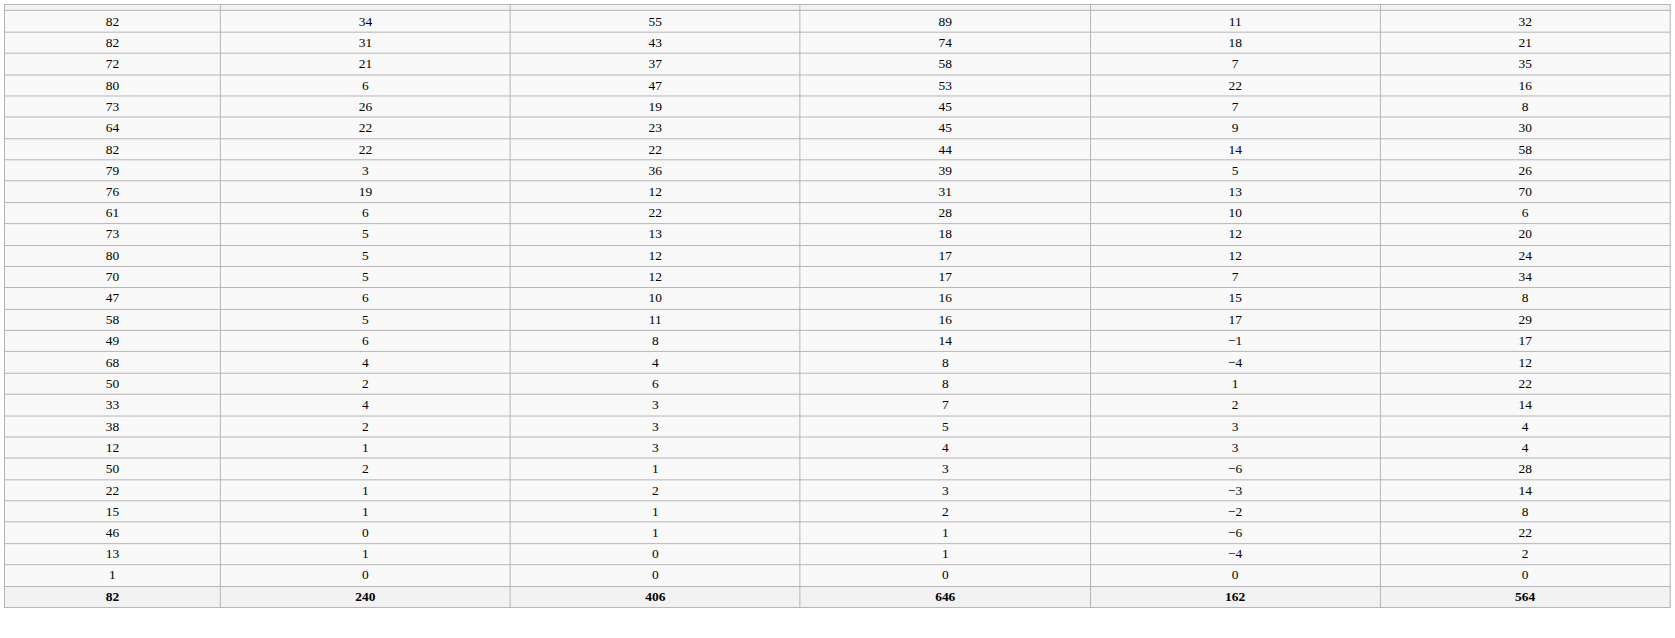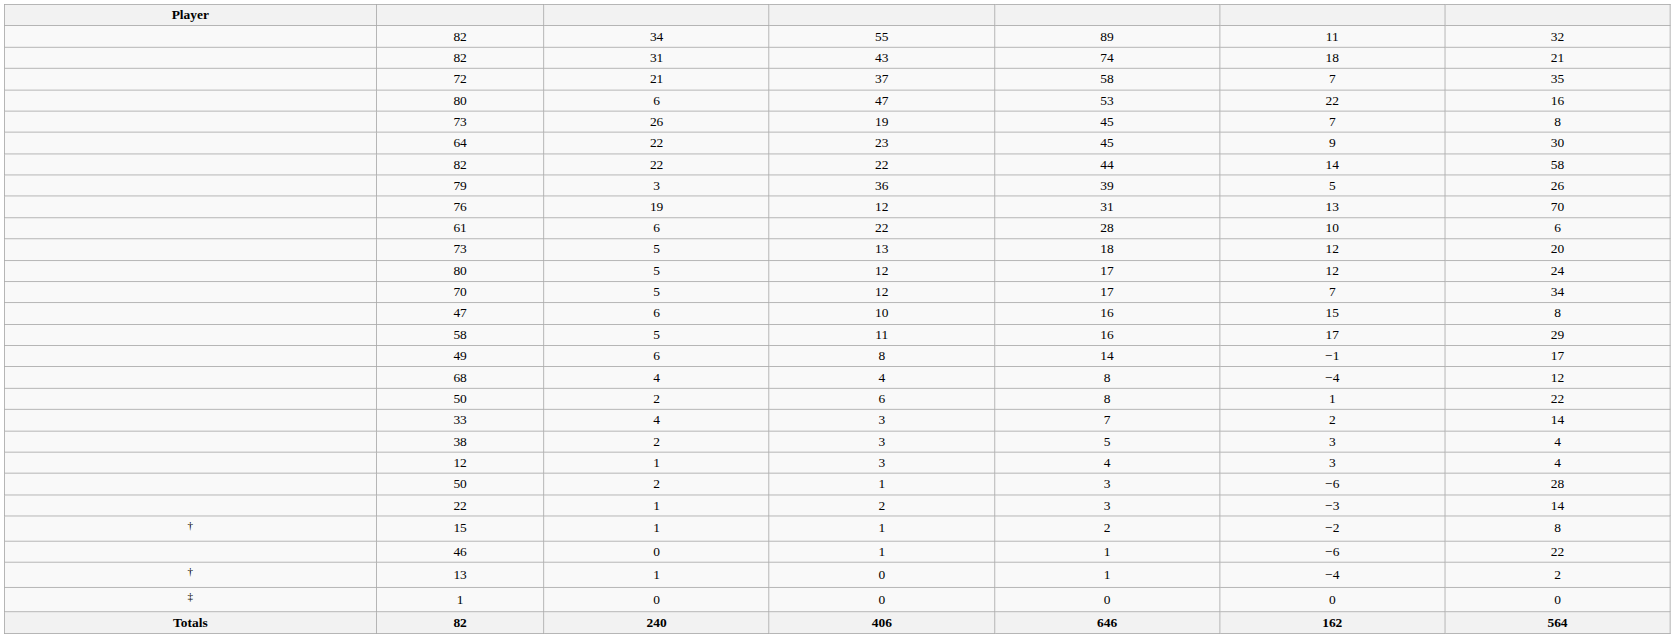+ column: (190, 15)
